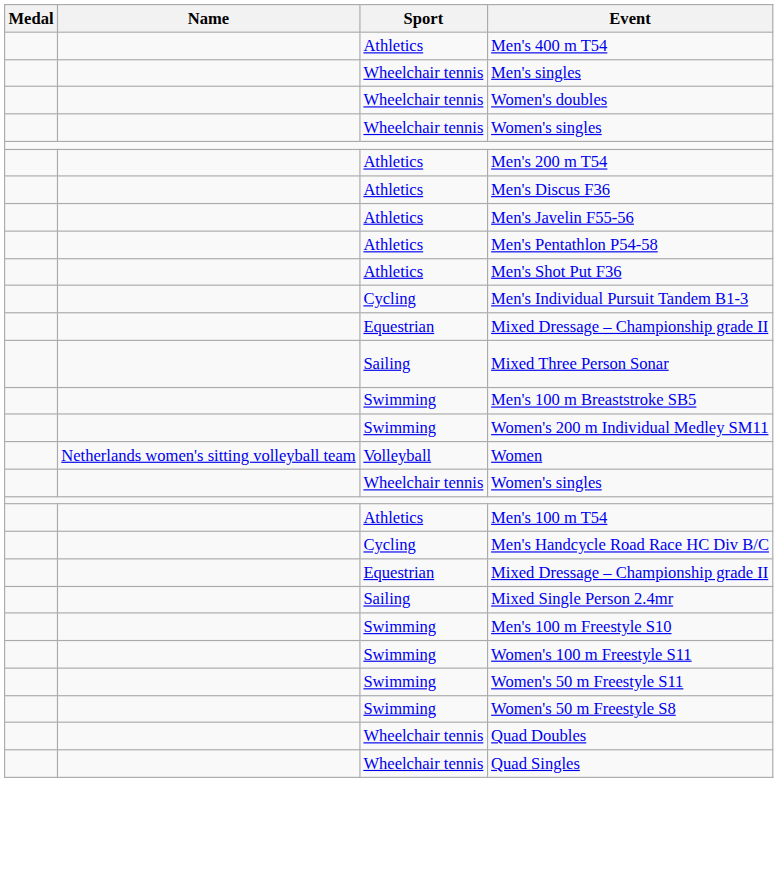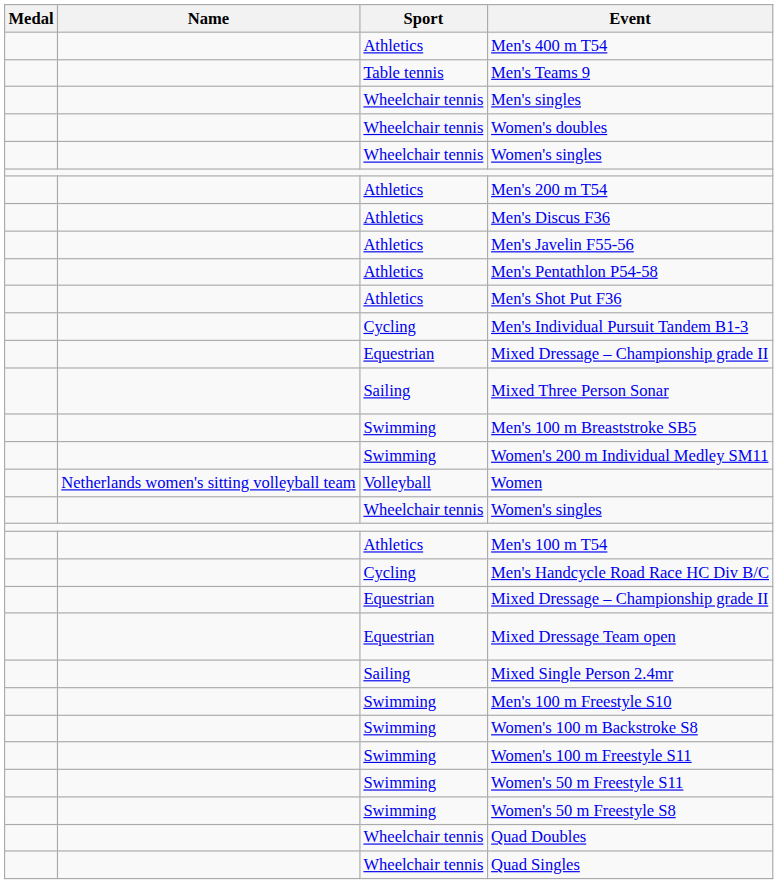+ row: (404, 73)
+ row: (399, 636)
+ row: (400, 728)
